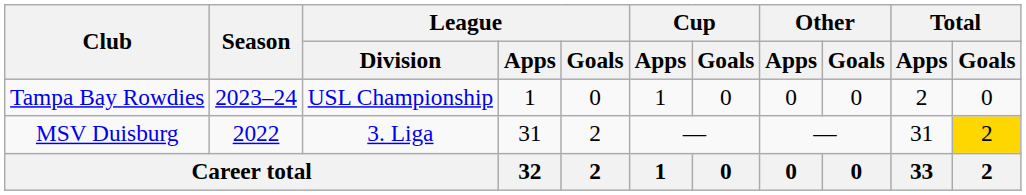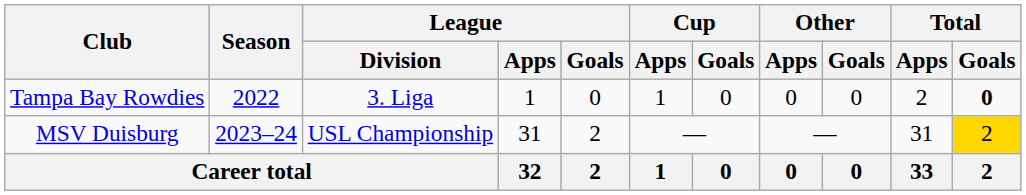(256, 97) 2023–24 -> (256, 97) 2022
(400, 97) USL Championship -> (400, 97) 3. Liga
(987, 97) normal -> (987, 97) bold
(256, 134) 2022 -> (256, 134) 2023–24
(400, 134) 3. Liga -> (400, 134) USL Championship
